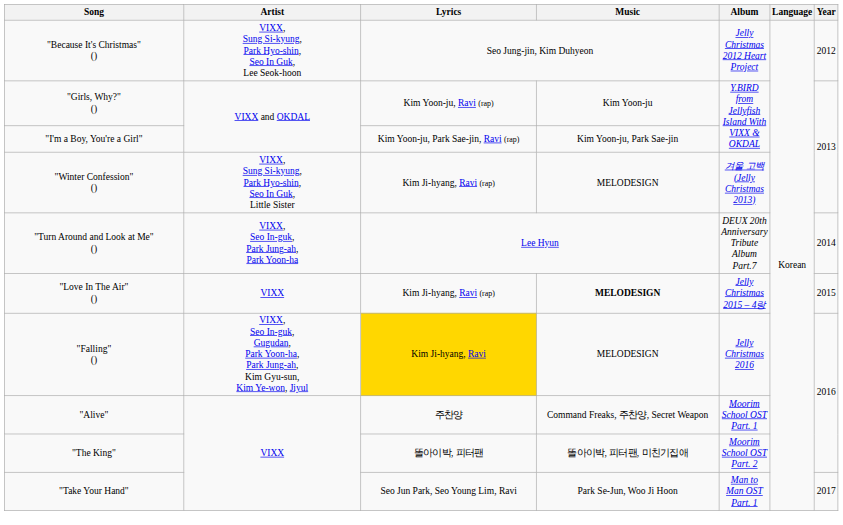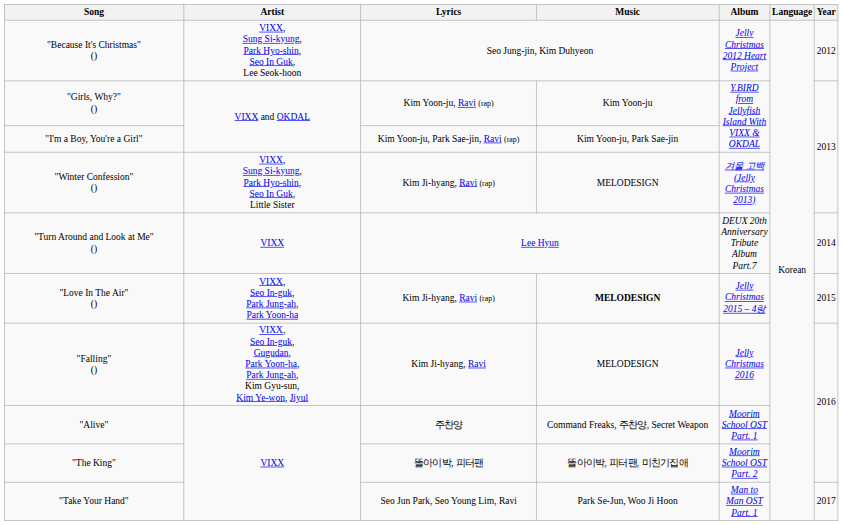(272, 243) VIXX, Seo In-guk, Park Jung-ah, Park Yoon-ha -> (272, 243) VIXX
(272, 293) VIXX -> (272, 298) VIXX, Seo In-guk, Park Jung-ah, Park Yoon-ha
(449, 354) gold background -> (449, 364) no background
